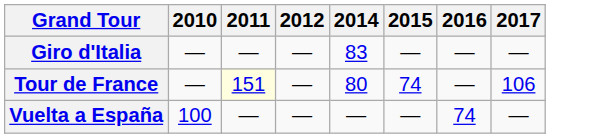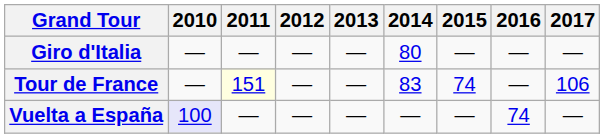+ column: (356, 20)
(356, 52) 83 -> (410, 52) 80
(356, 84) 80 -> (410, 84) 83
(195, 116) no background -> (195, 116) lavender background
